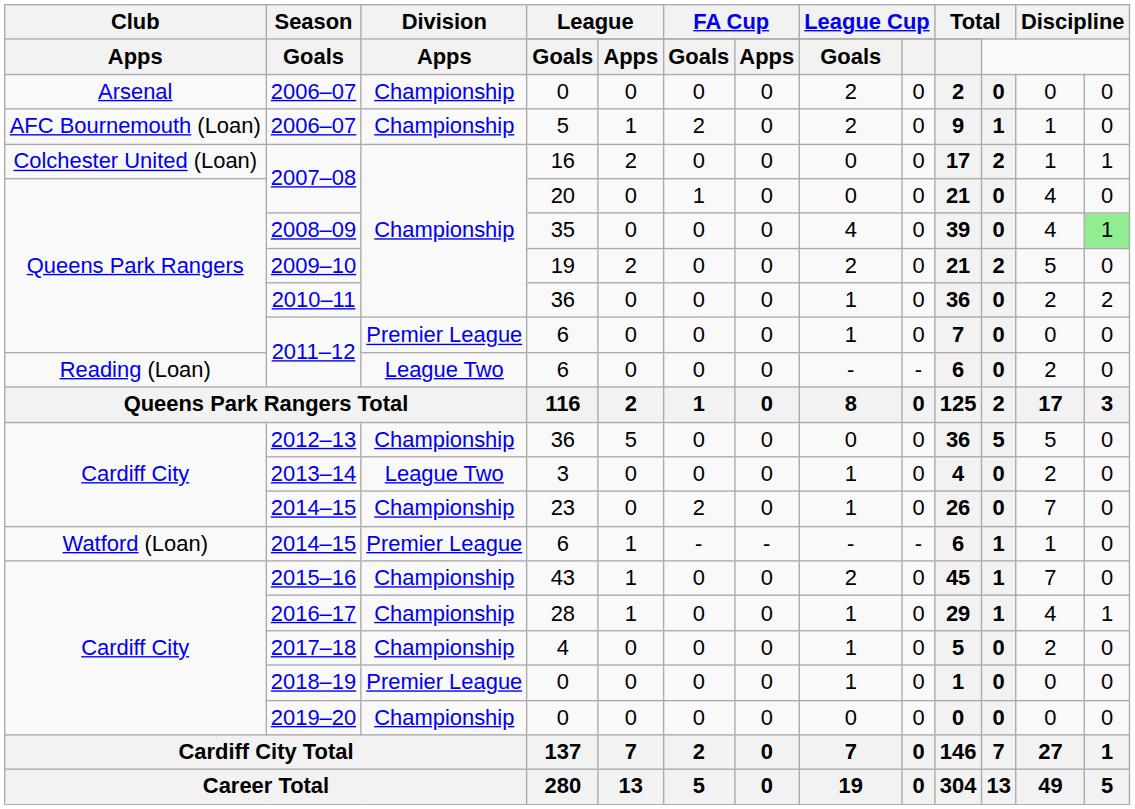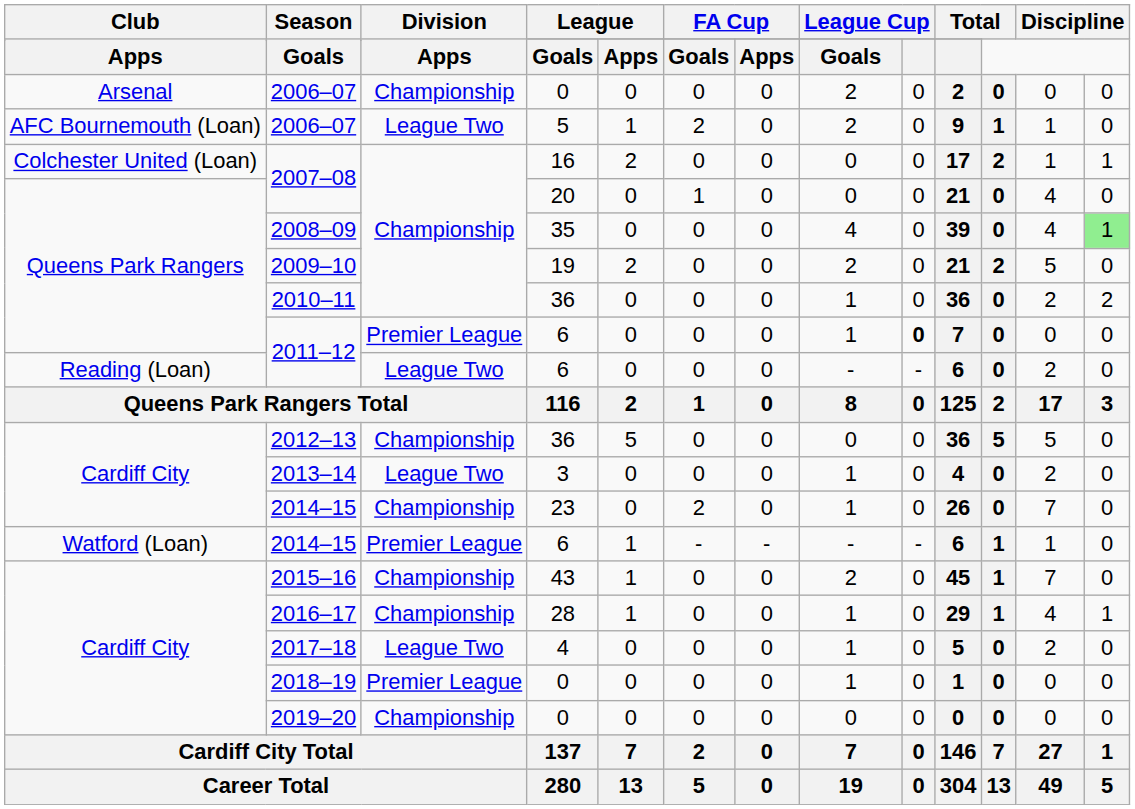(444, 126) Championship -> (444, 126) League Two
(919, 334) normal -> (919, 334) bold
(444, 647) Championship -> (444, 647) League Two
